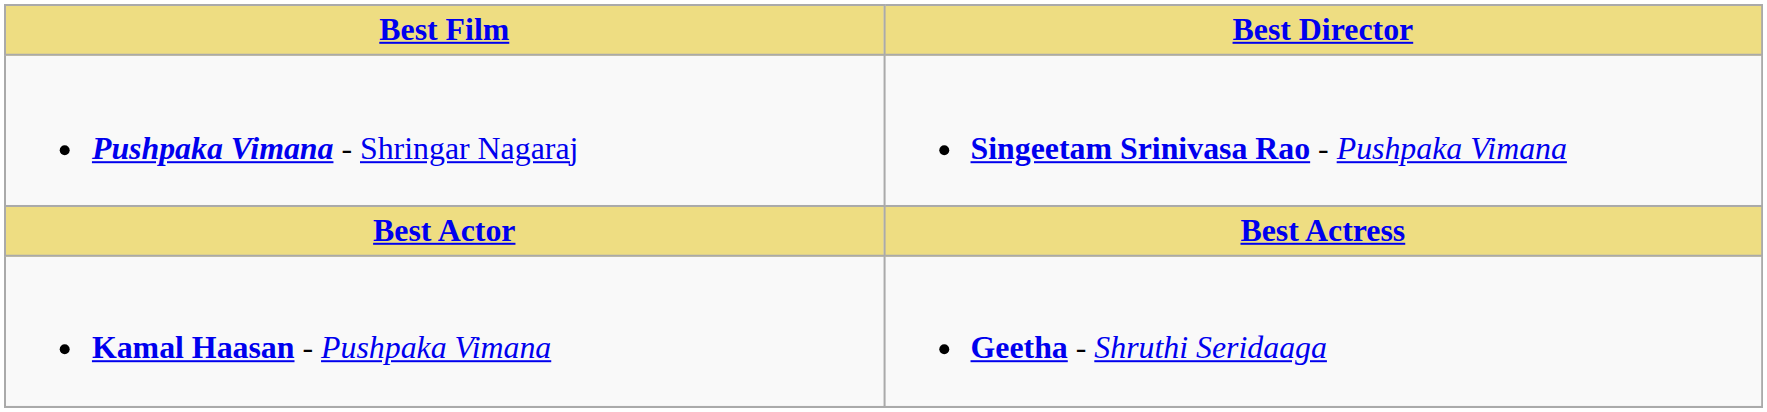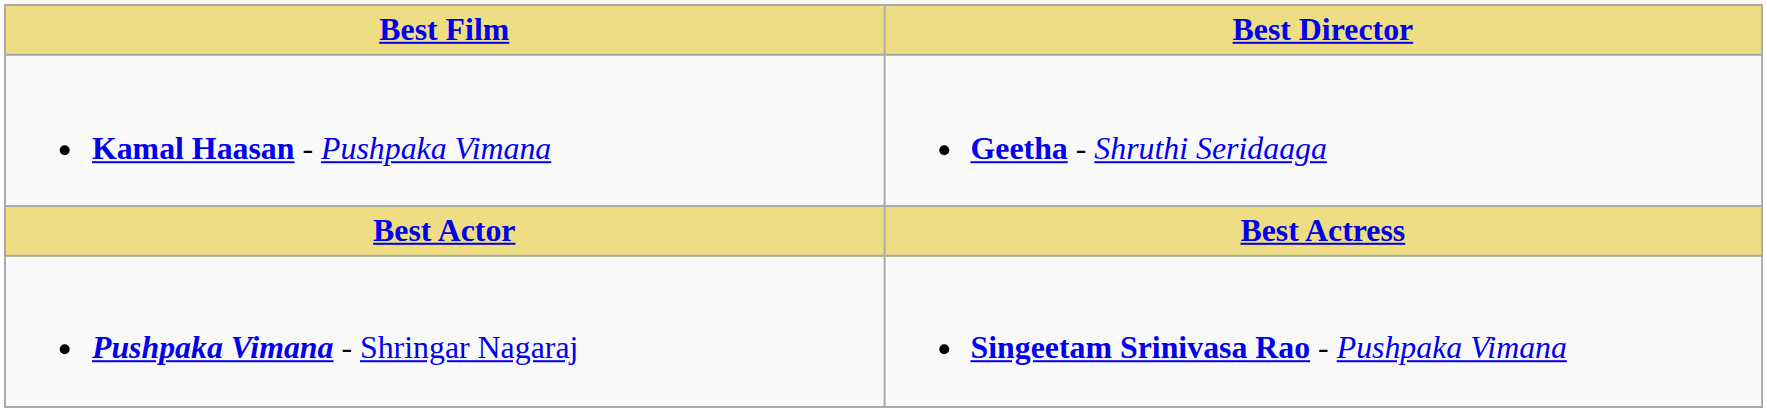rows swapped: (444, 148) <-> (444, 349)
